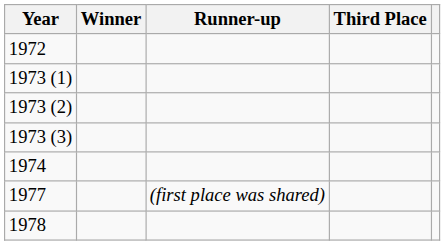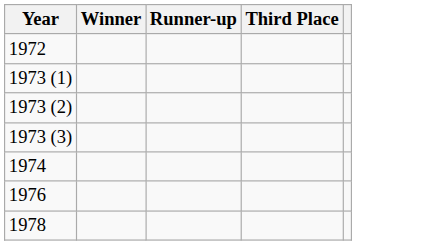+ row: (27, 195)
- row: (27, 195)
